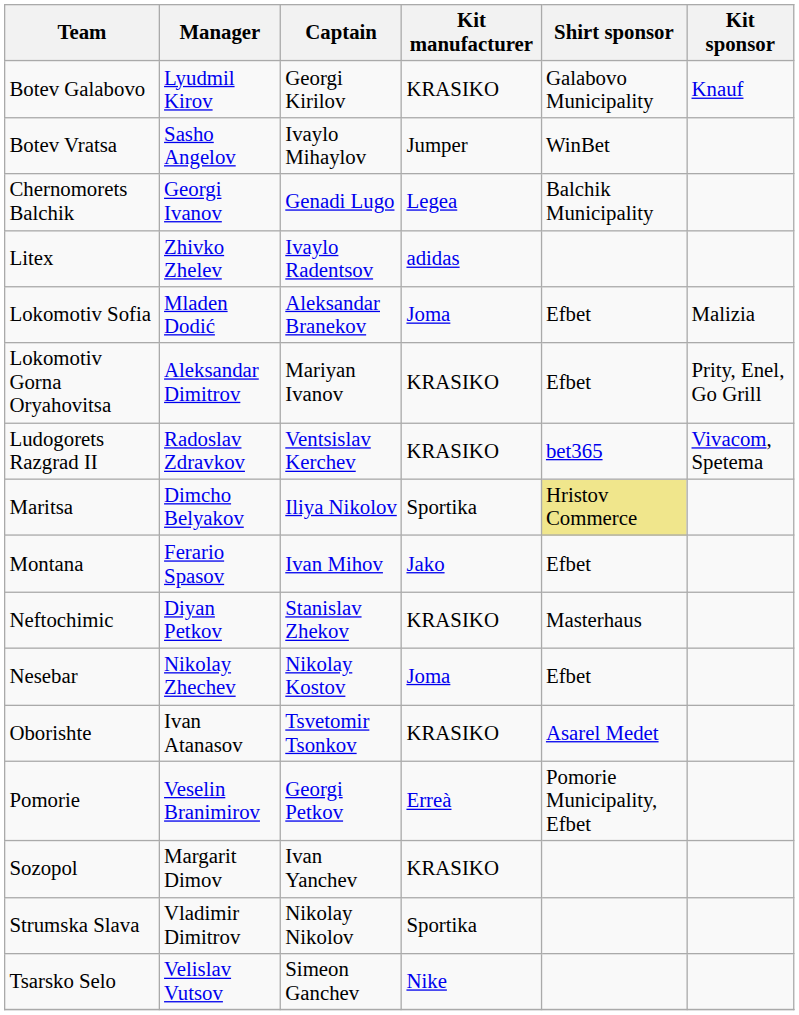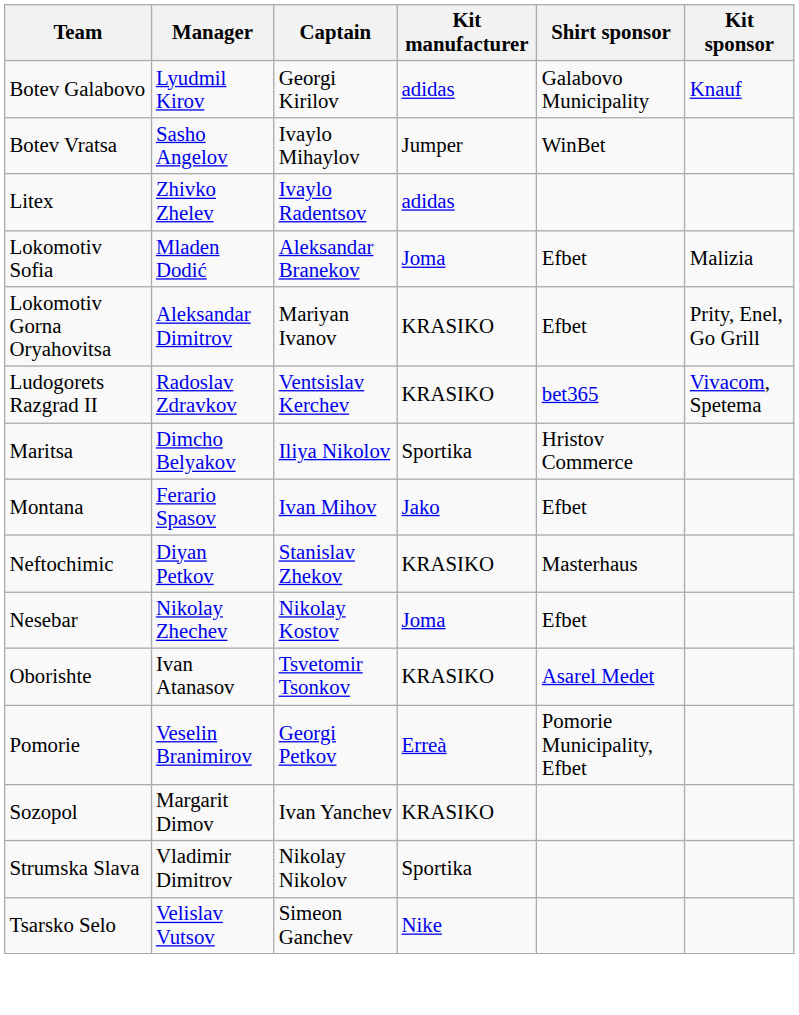(453, 89) KRASIKO -> (428, 89) adidas
- row: (68, 201)
(592, 507) khaki background -> (587, 450) no background
